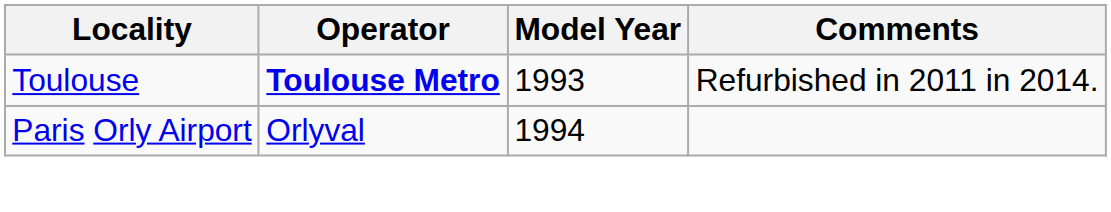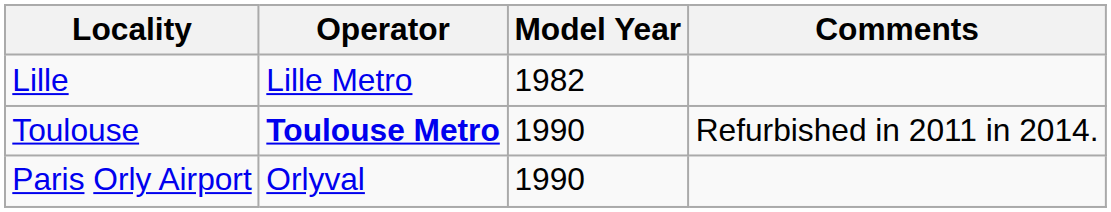+ row: (40, 79)
(550, 79) 1993 -> (550, 130) 1990
(550, 130) 1994 -> (550, 180) 1990
